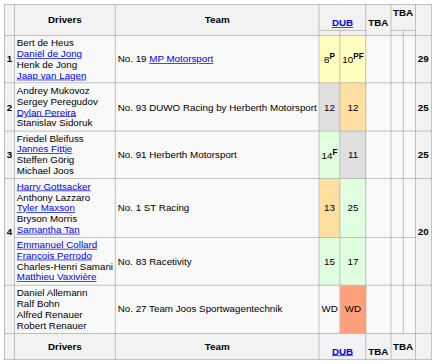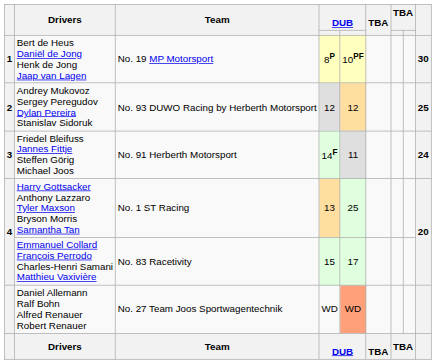(423, 59) 29 -> (423, 59) 30
(423, 154) 25 -> (423, 154) 24
